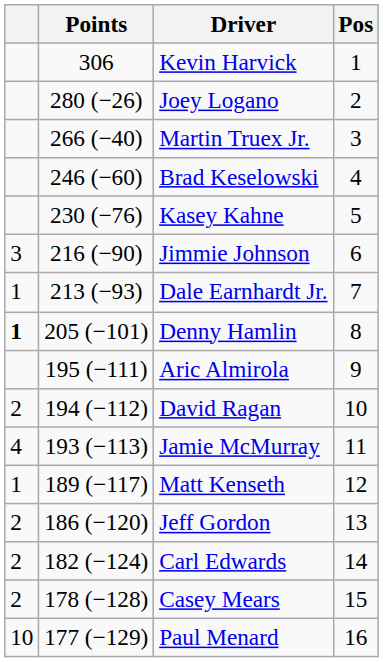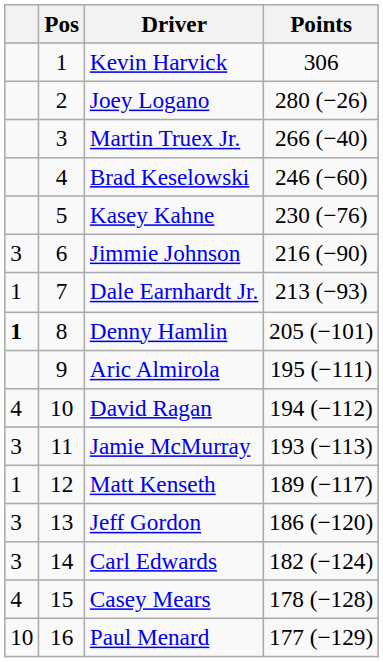columns swapped: (356, 23) <-> (96, 23)
(16, 407) 2 -> (16, 407) 4
(16, 445) 4 -> (16, 445) 3
(16, 522) 2 -> (16, 522) 3
(16, 560) 2 -> (16, 560) 3
(16, 599) 2 -> (16, 599) 4
